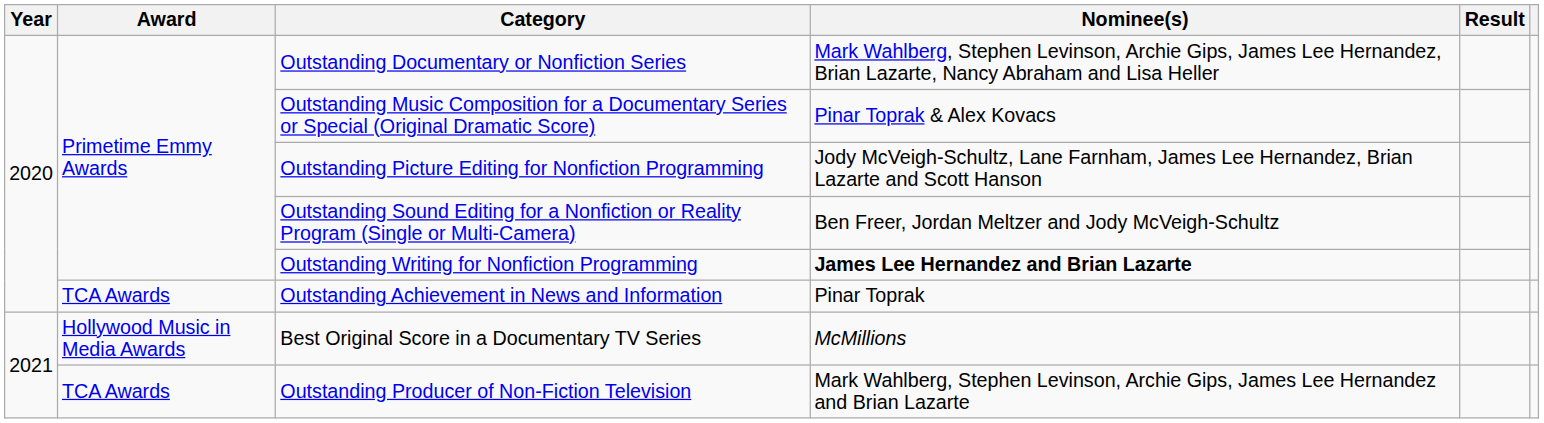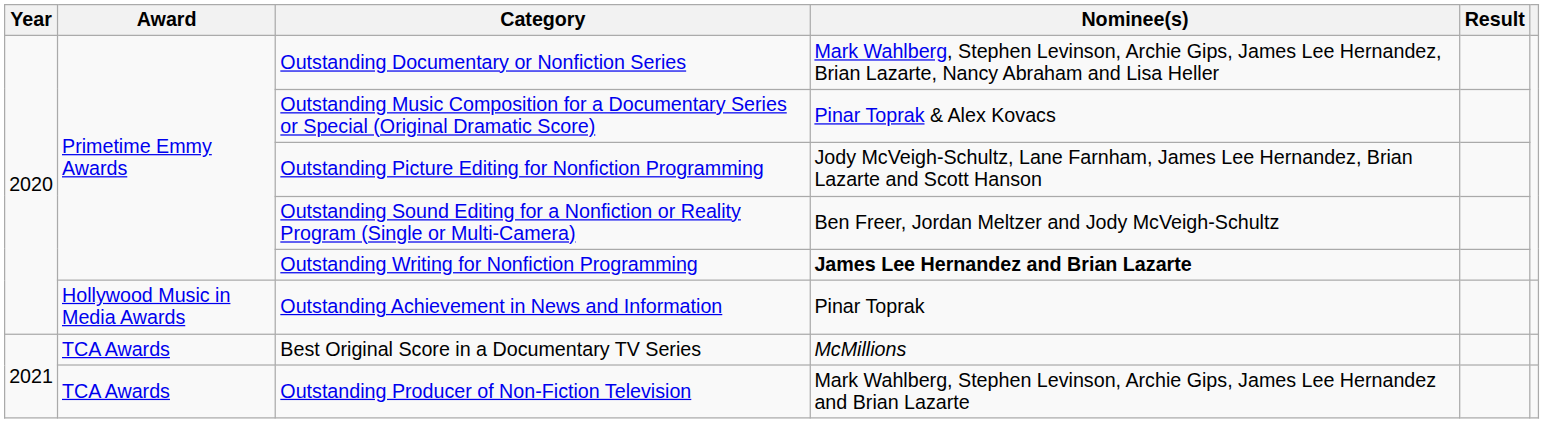(116, 295) TCA Awards -> (146, 307) Hollywood Music in Media Awards
(146, 338) Hollywood Music in Media Awards -> (116, 349) TCA Awards
